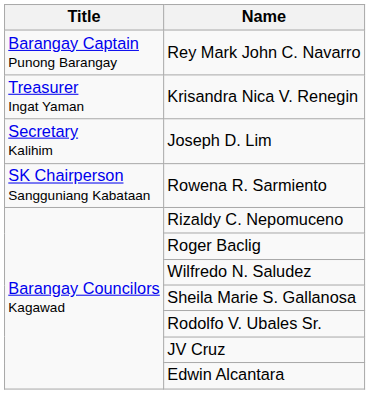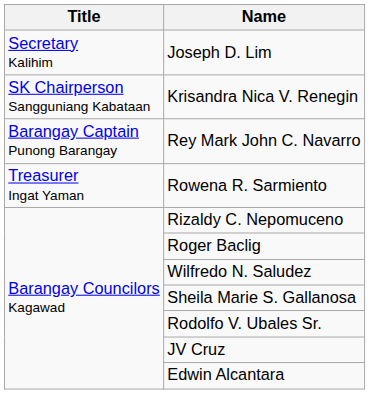rows swapped: (264, 52) <-> (219, 140)
(46, 96) Treasurer Ingat Yaman -> (79, 96) SK Chairperson Sangguniang Kabataan
(79, 185) SK Chairperson Sangguniang Kabataan -> (46, 185) Treasurer Ingat Yaman
